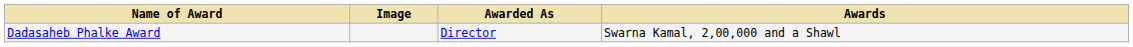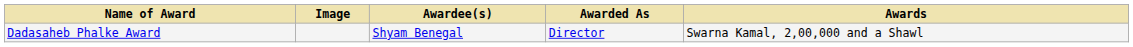+ column: (458, 14)
